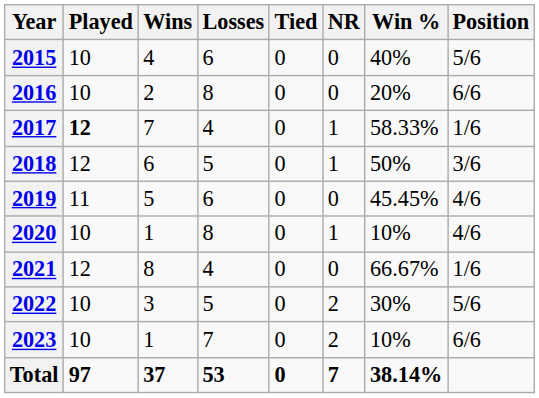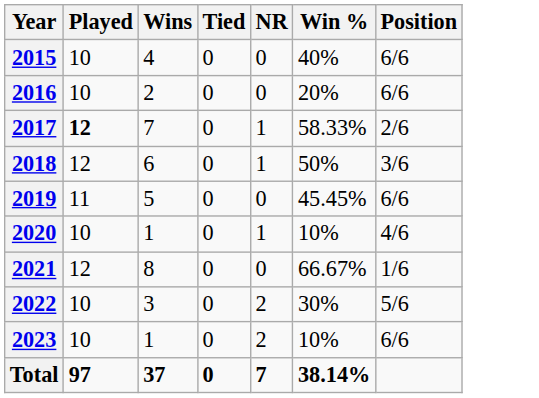- column: (233, 22)
(467, 57) 5/6 -> (395, 57) 6/6
(467, 127) 1/6 -> (395, 127) 2/6
(467, 198) 4/6 -> (395, 198) 6/6
